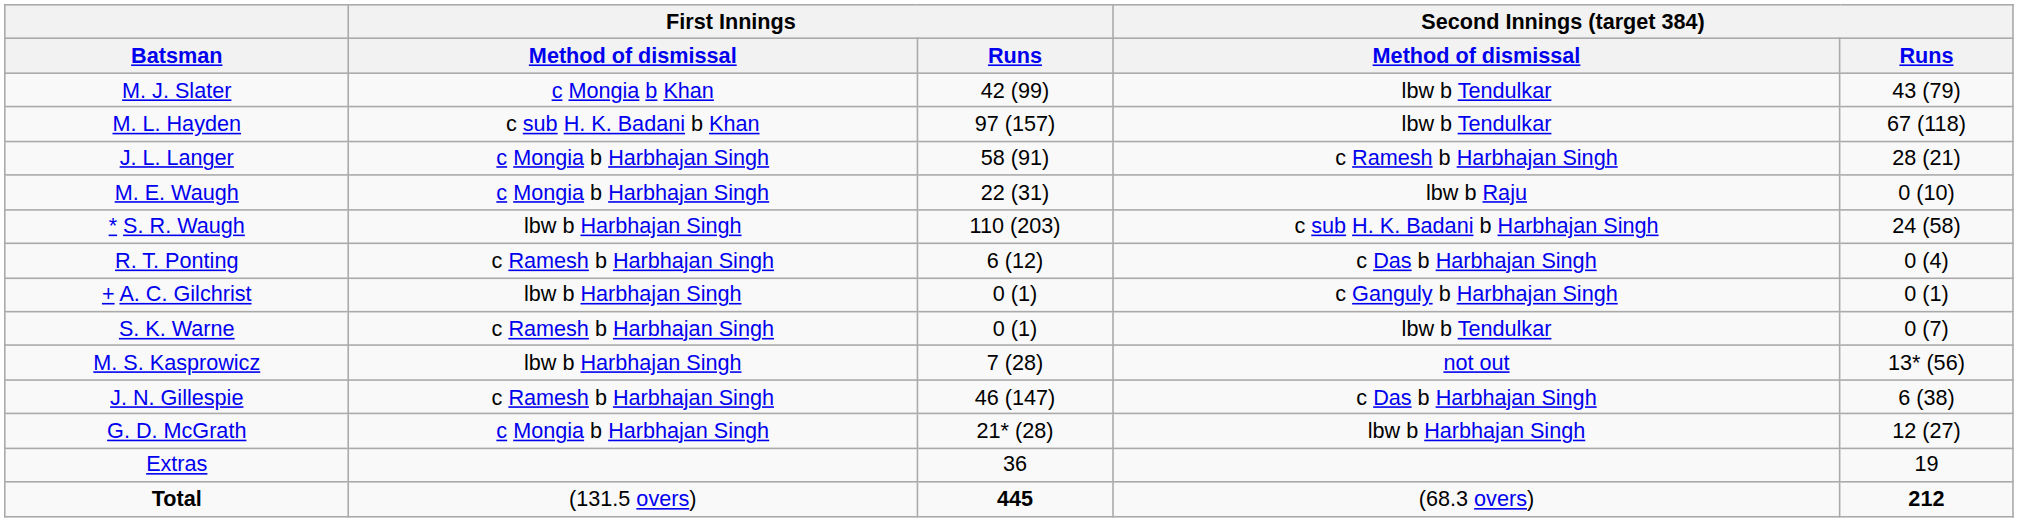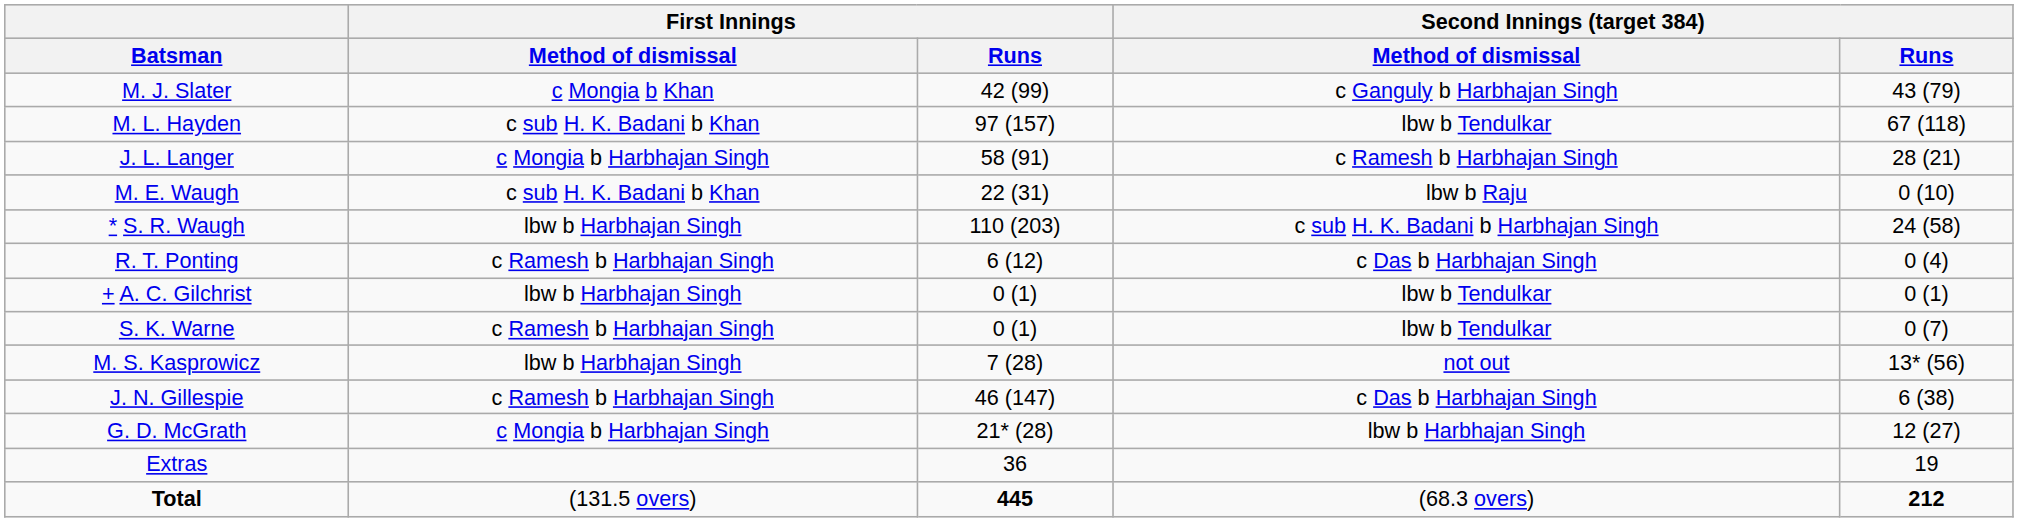(1477, 90) lbw b Tendulkar -> (1477, 90) c Ganguly b Harbhajan Singh
(633, 192) c Mongia b Harbhajan Singh -> (633, 192) c sub H. K. Badani b Khan
(1477, 294) c Ganguly b Harbhajan Singh -> (1477, 294) lbw b Tendulkar
